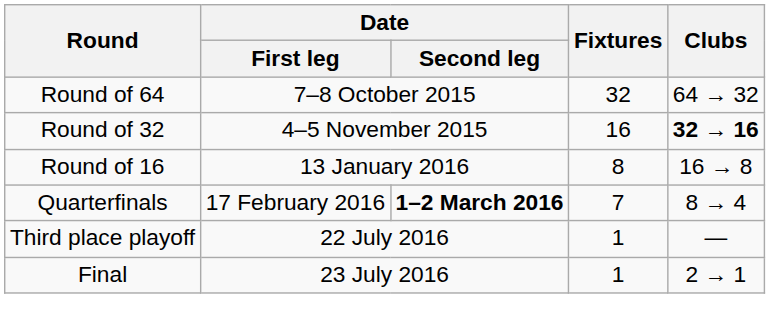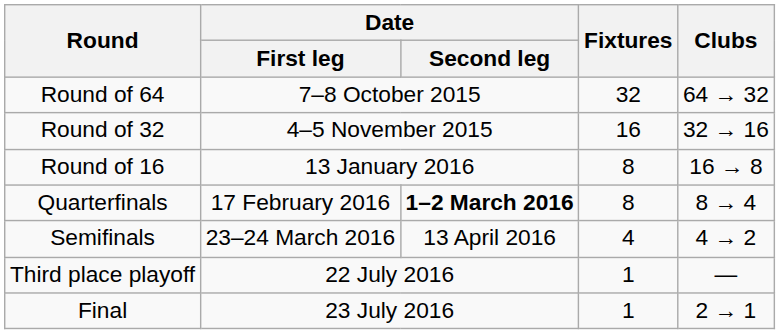(716, 130) bold -> (726, 130) normal
(618, 202) 7 -> (628, 202) 8
+ row: (103, 238)
